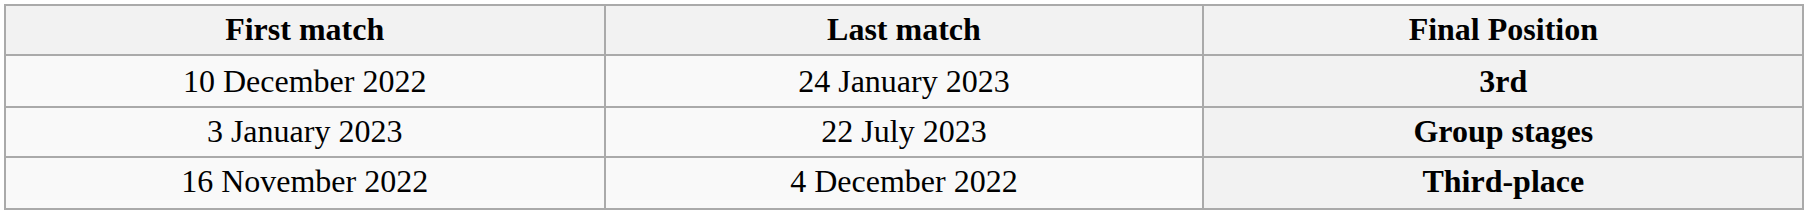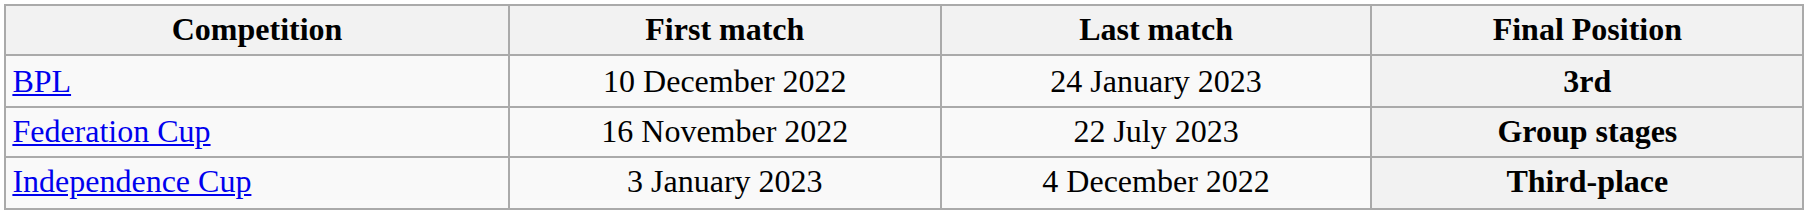+ column: (257, 29)
(305, 131) 3 January 2023 -> (725, 131) 16 November 2022
(305, 182) 16 November 2022 -> (725, 182) 3 January 2023
